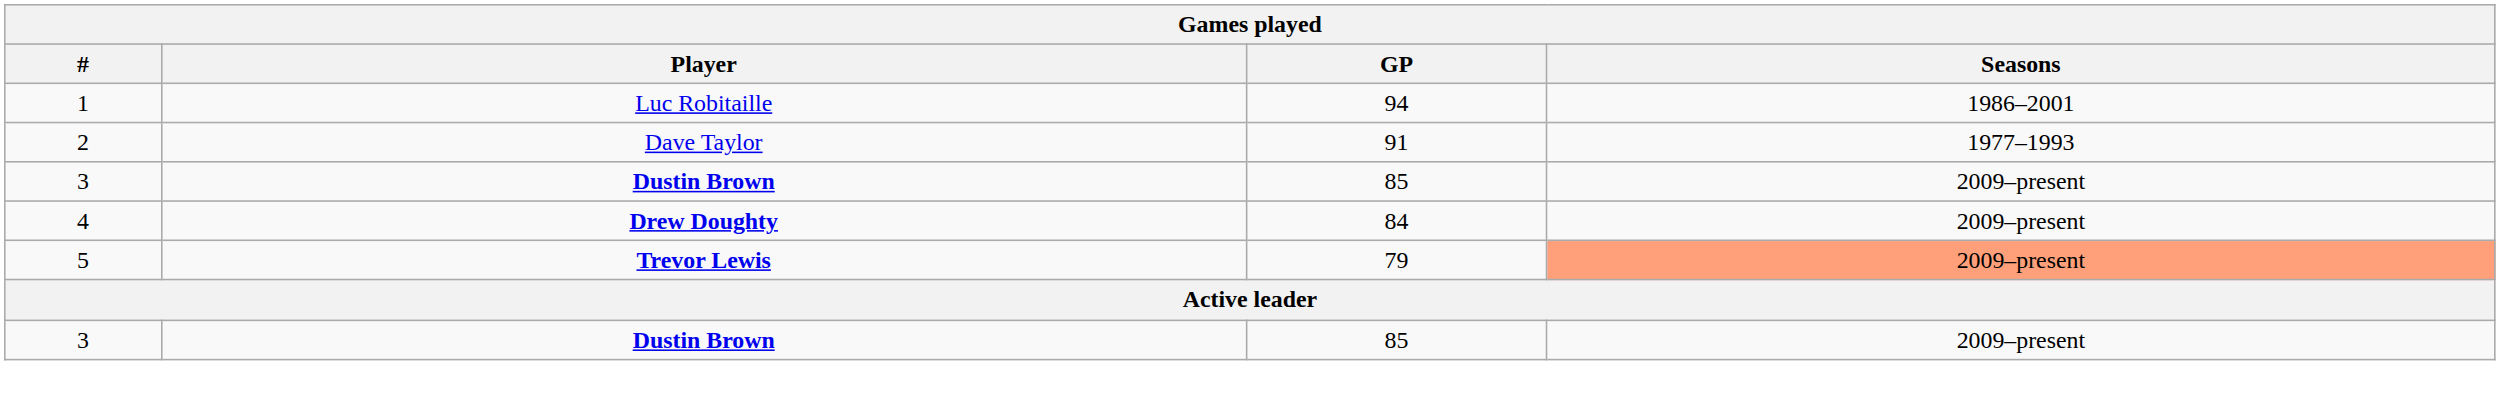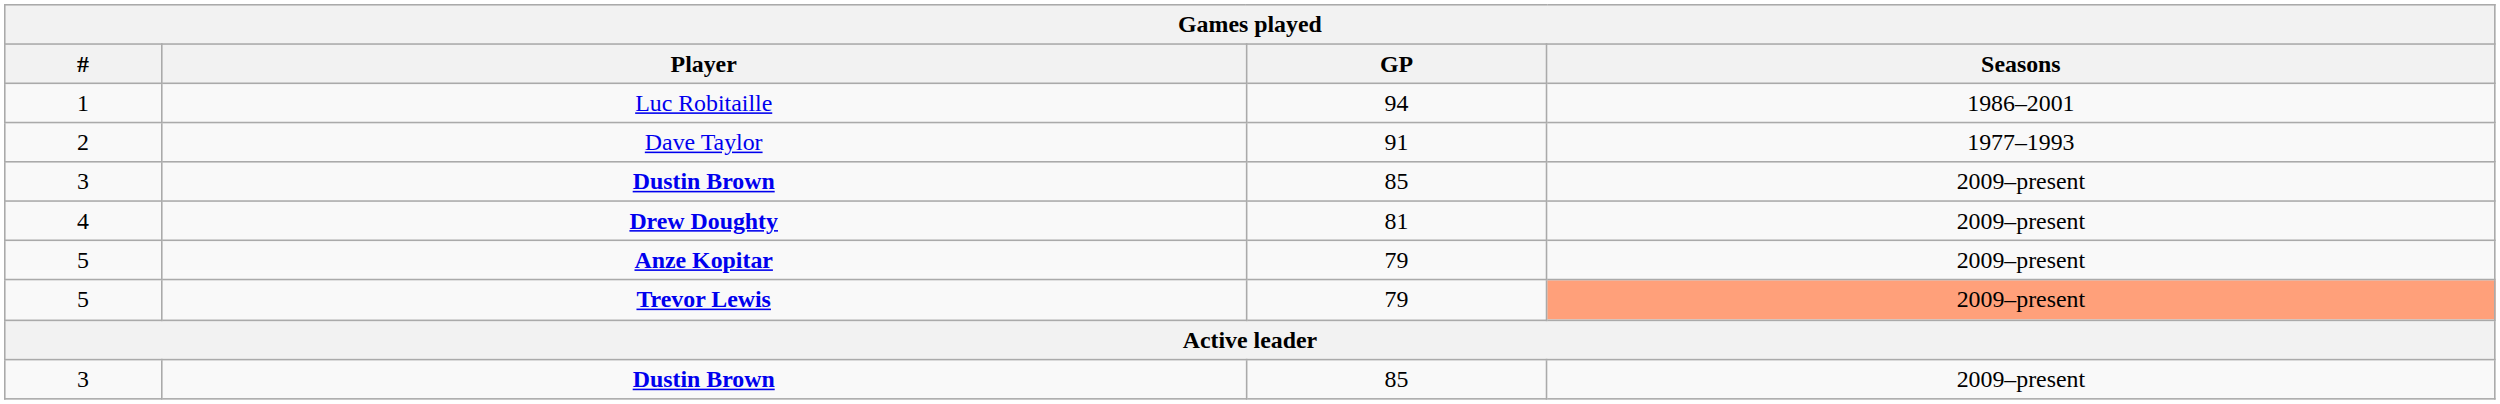(1396, 221) 84 -> (1396, 221) 81
+ row: (83, 260)
